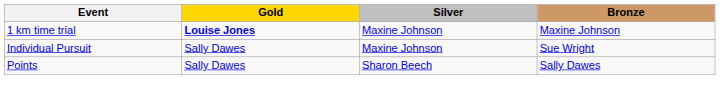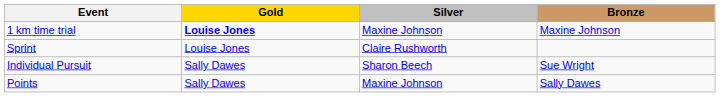+ row: (21, 48)
(402, 48) Maxine Johnson -> (397, 65) Sharon Beech
(397, 65) Sharon Beech -> (402, 83) Maxine Johnson
